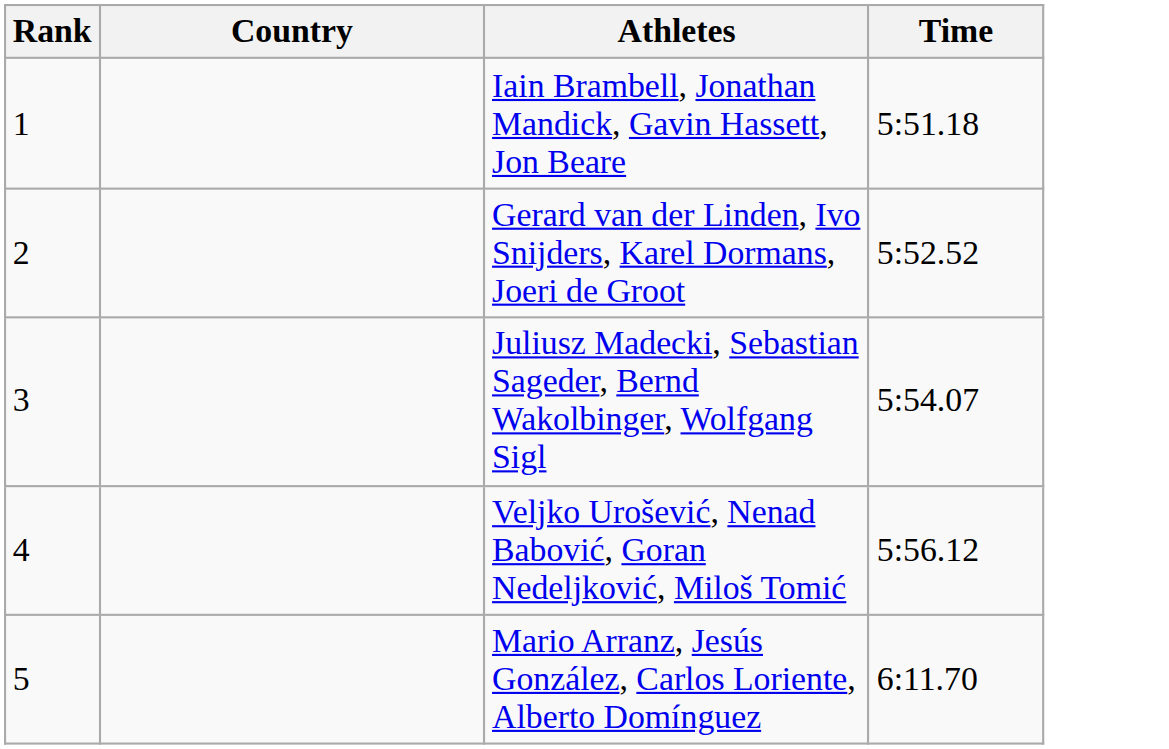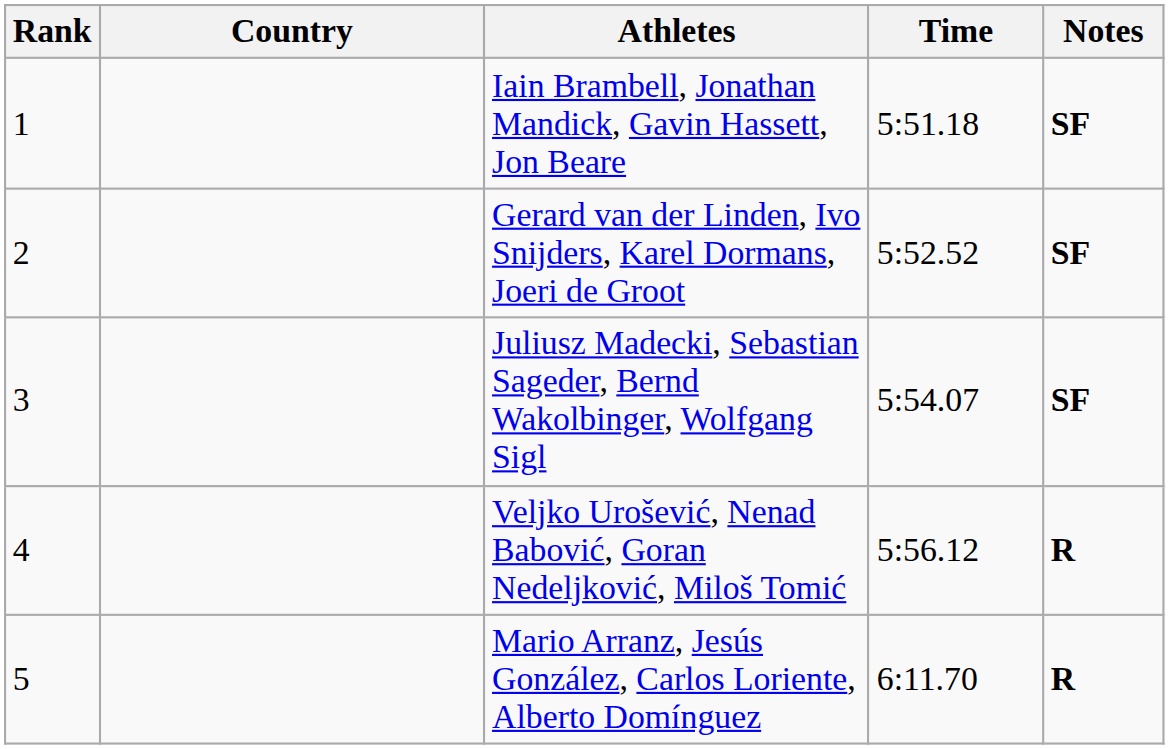+ column: (1103, 31)
